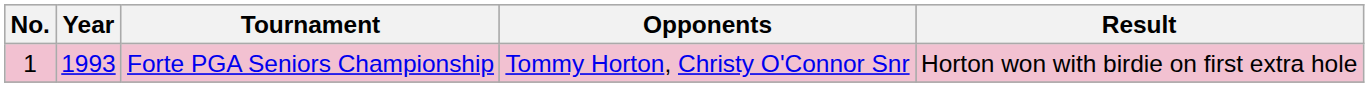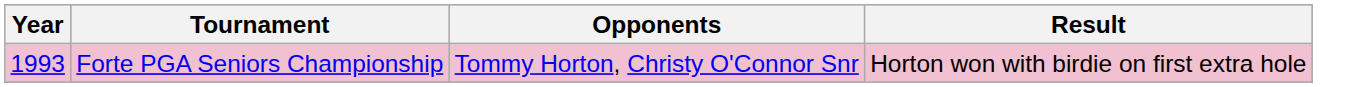- column: (30, 24)
